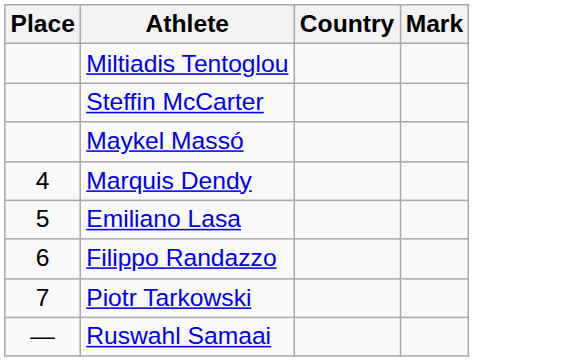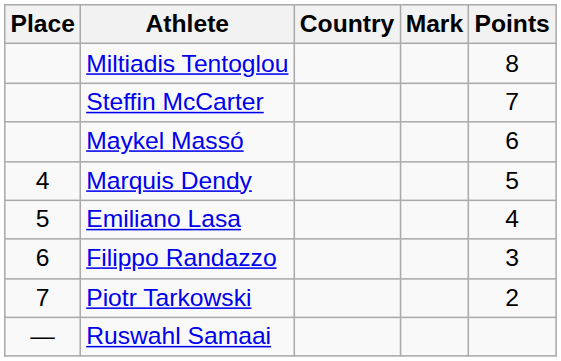+ column: (512, 24)
